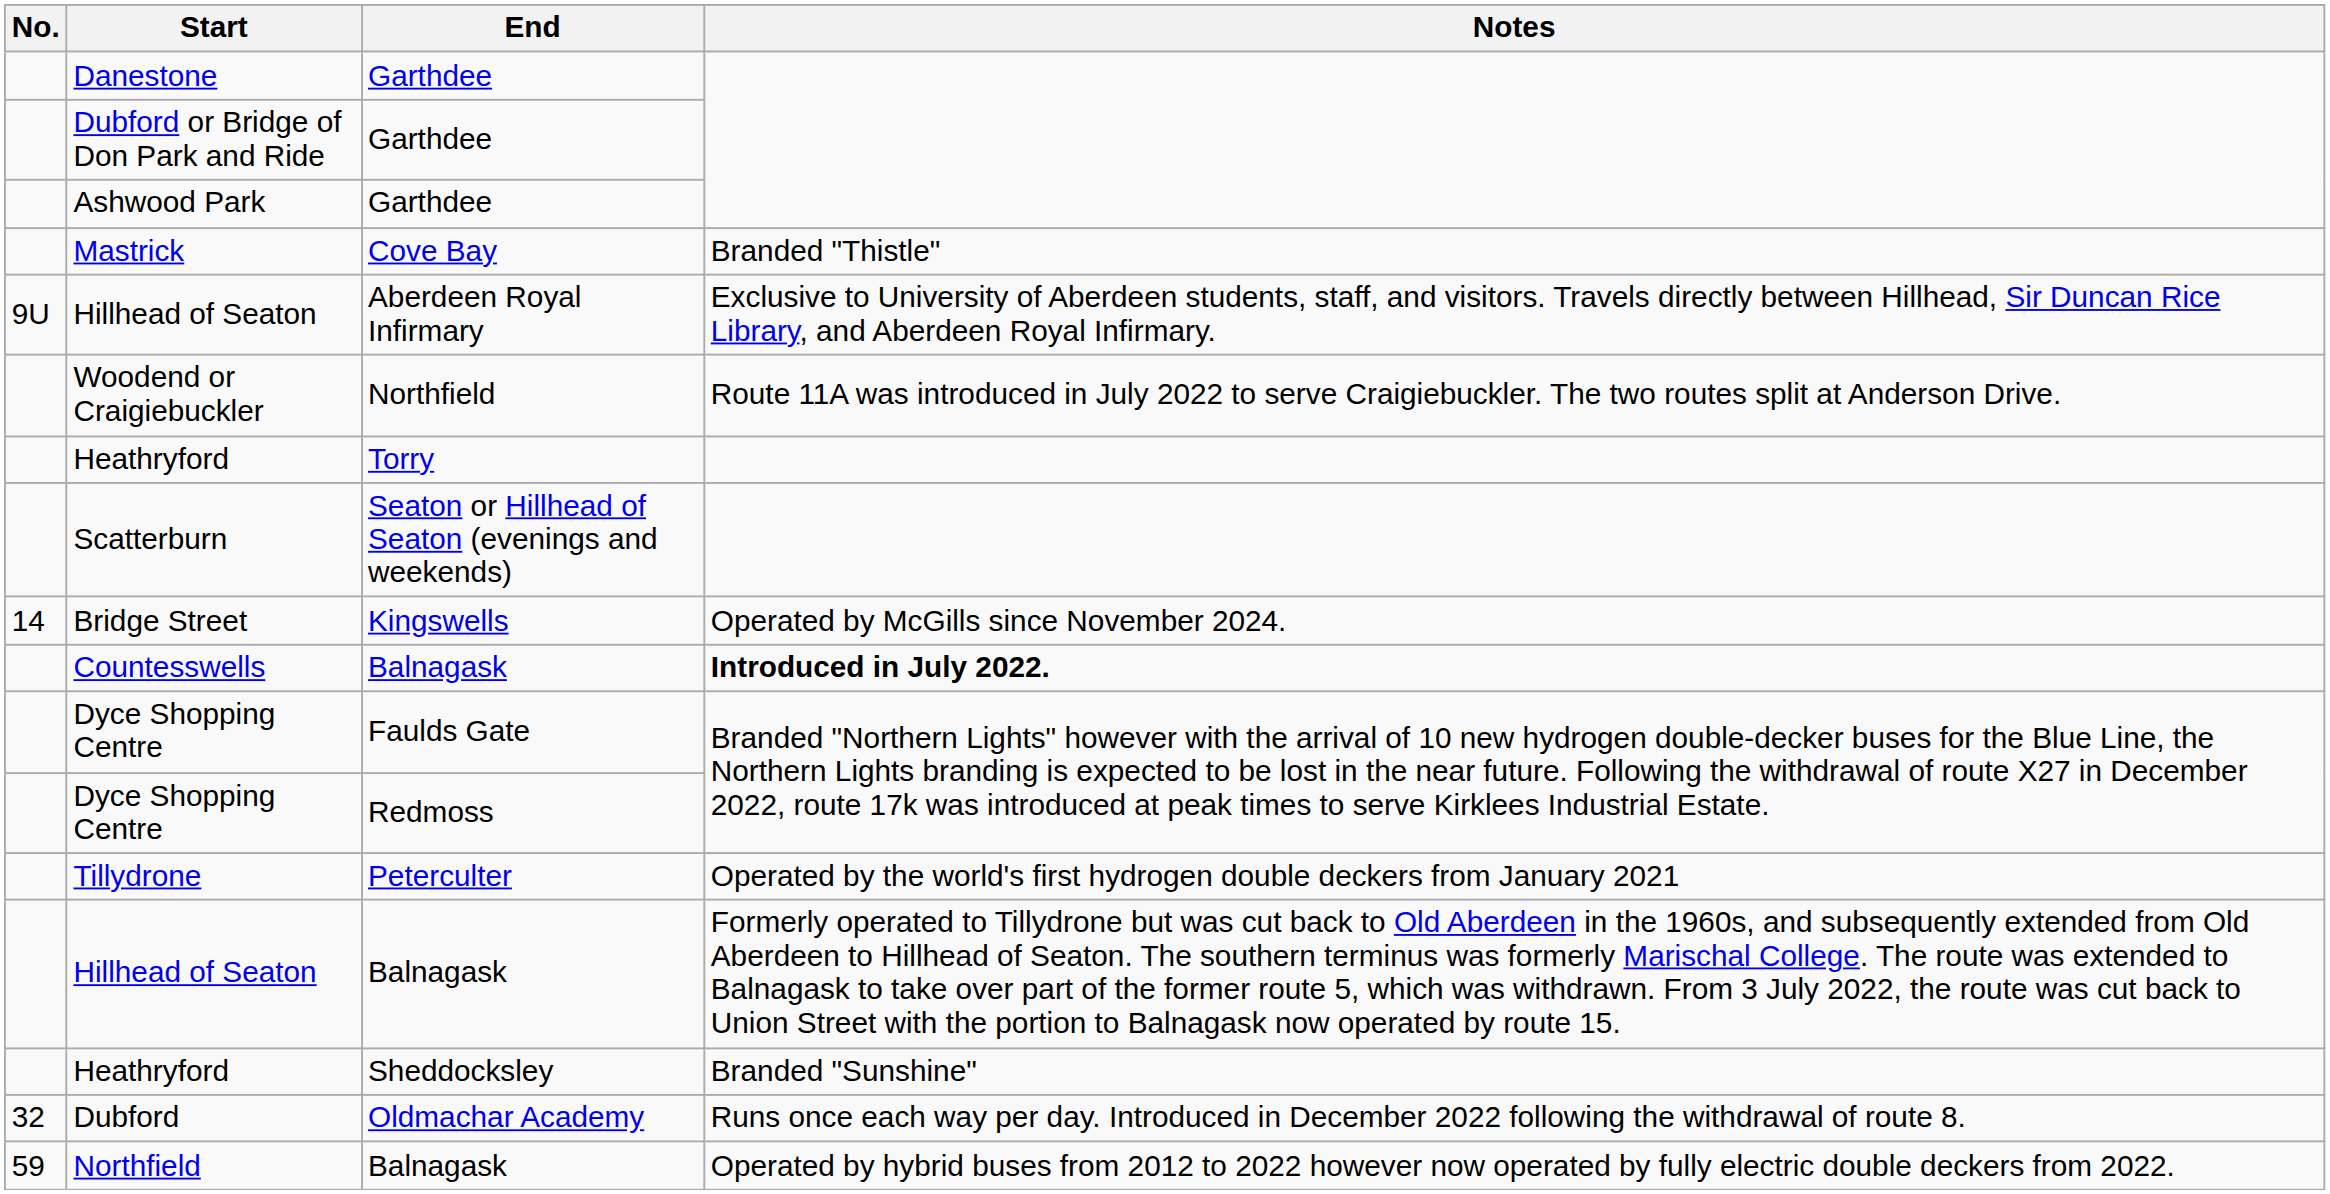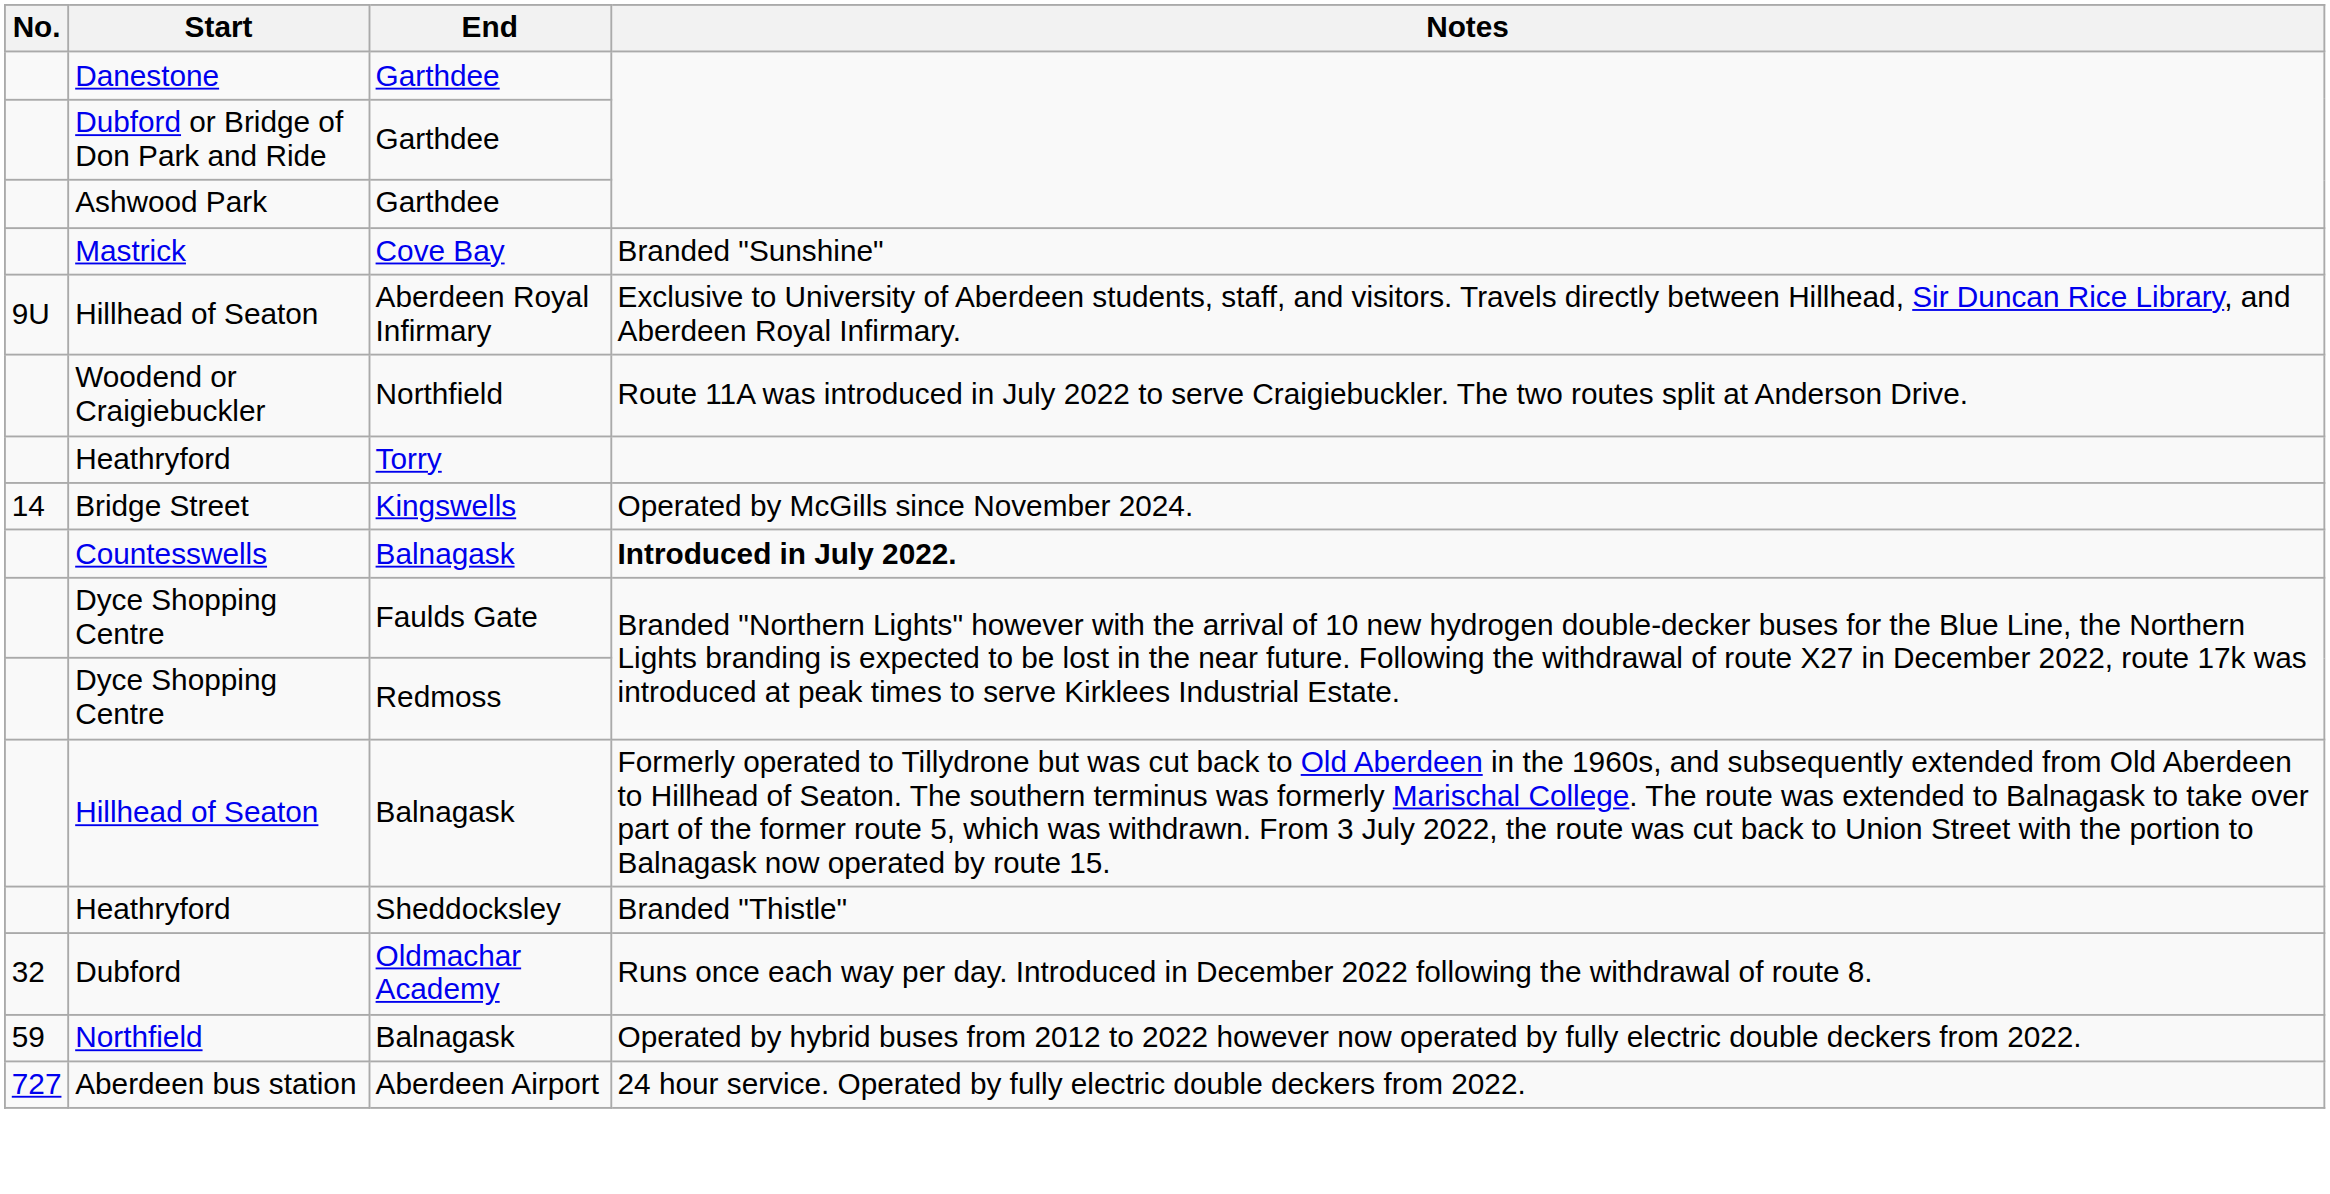(826, 250) Branded "Thistle" -> (751, 250) Branded "Sunshine"
- row: (150, 539)
- row: (137, 876)
(844, 1070) Branded "Sunshine" -> (732, 909) Branded "Thistle"
+ row: (216, 1084)
